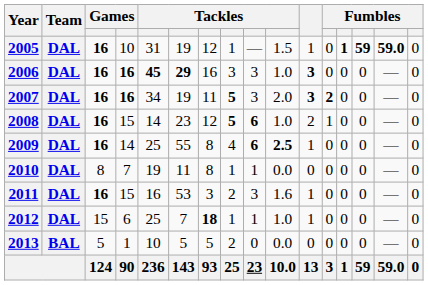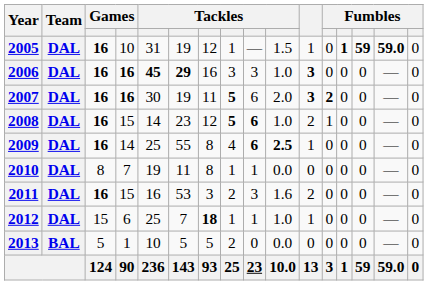(153, 96) 34 -> (153, 96) 30
(254, 96) 3 -> (254, 96) 6
(311, 194) 1 -> (311, 194) 2
